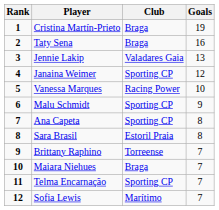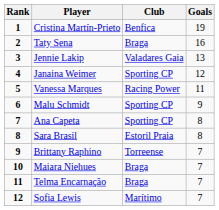(136, 27) Braga -> (140, 27) Benfica
(200, 89) 10 -> (200, 89) 11
(149, 182) Sporting CP -> (136, 182) Braga
